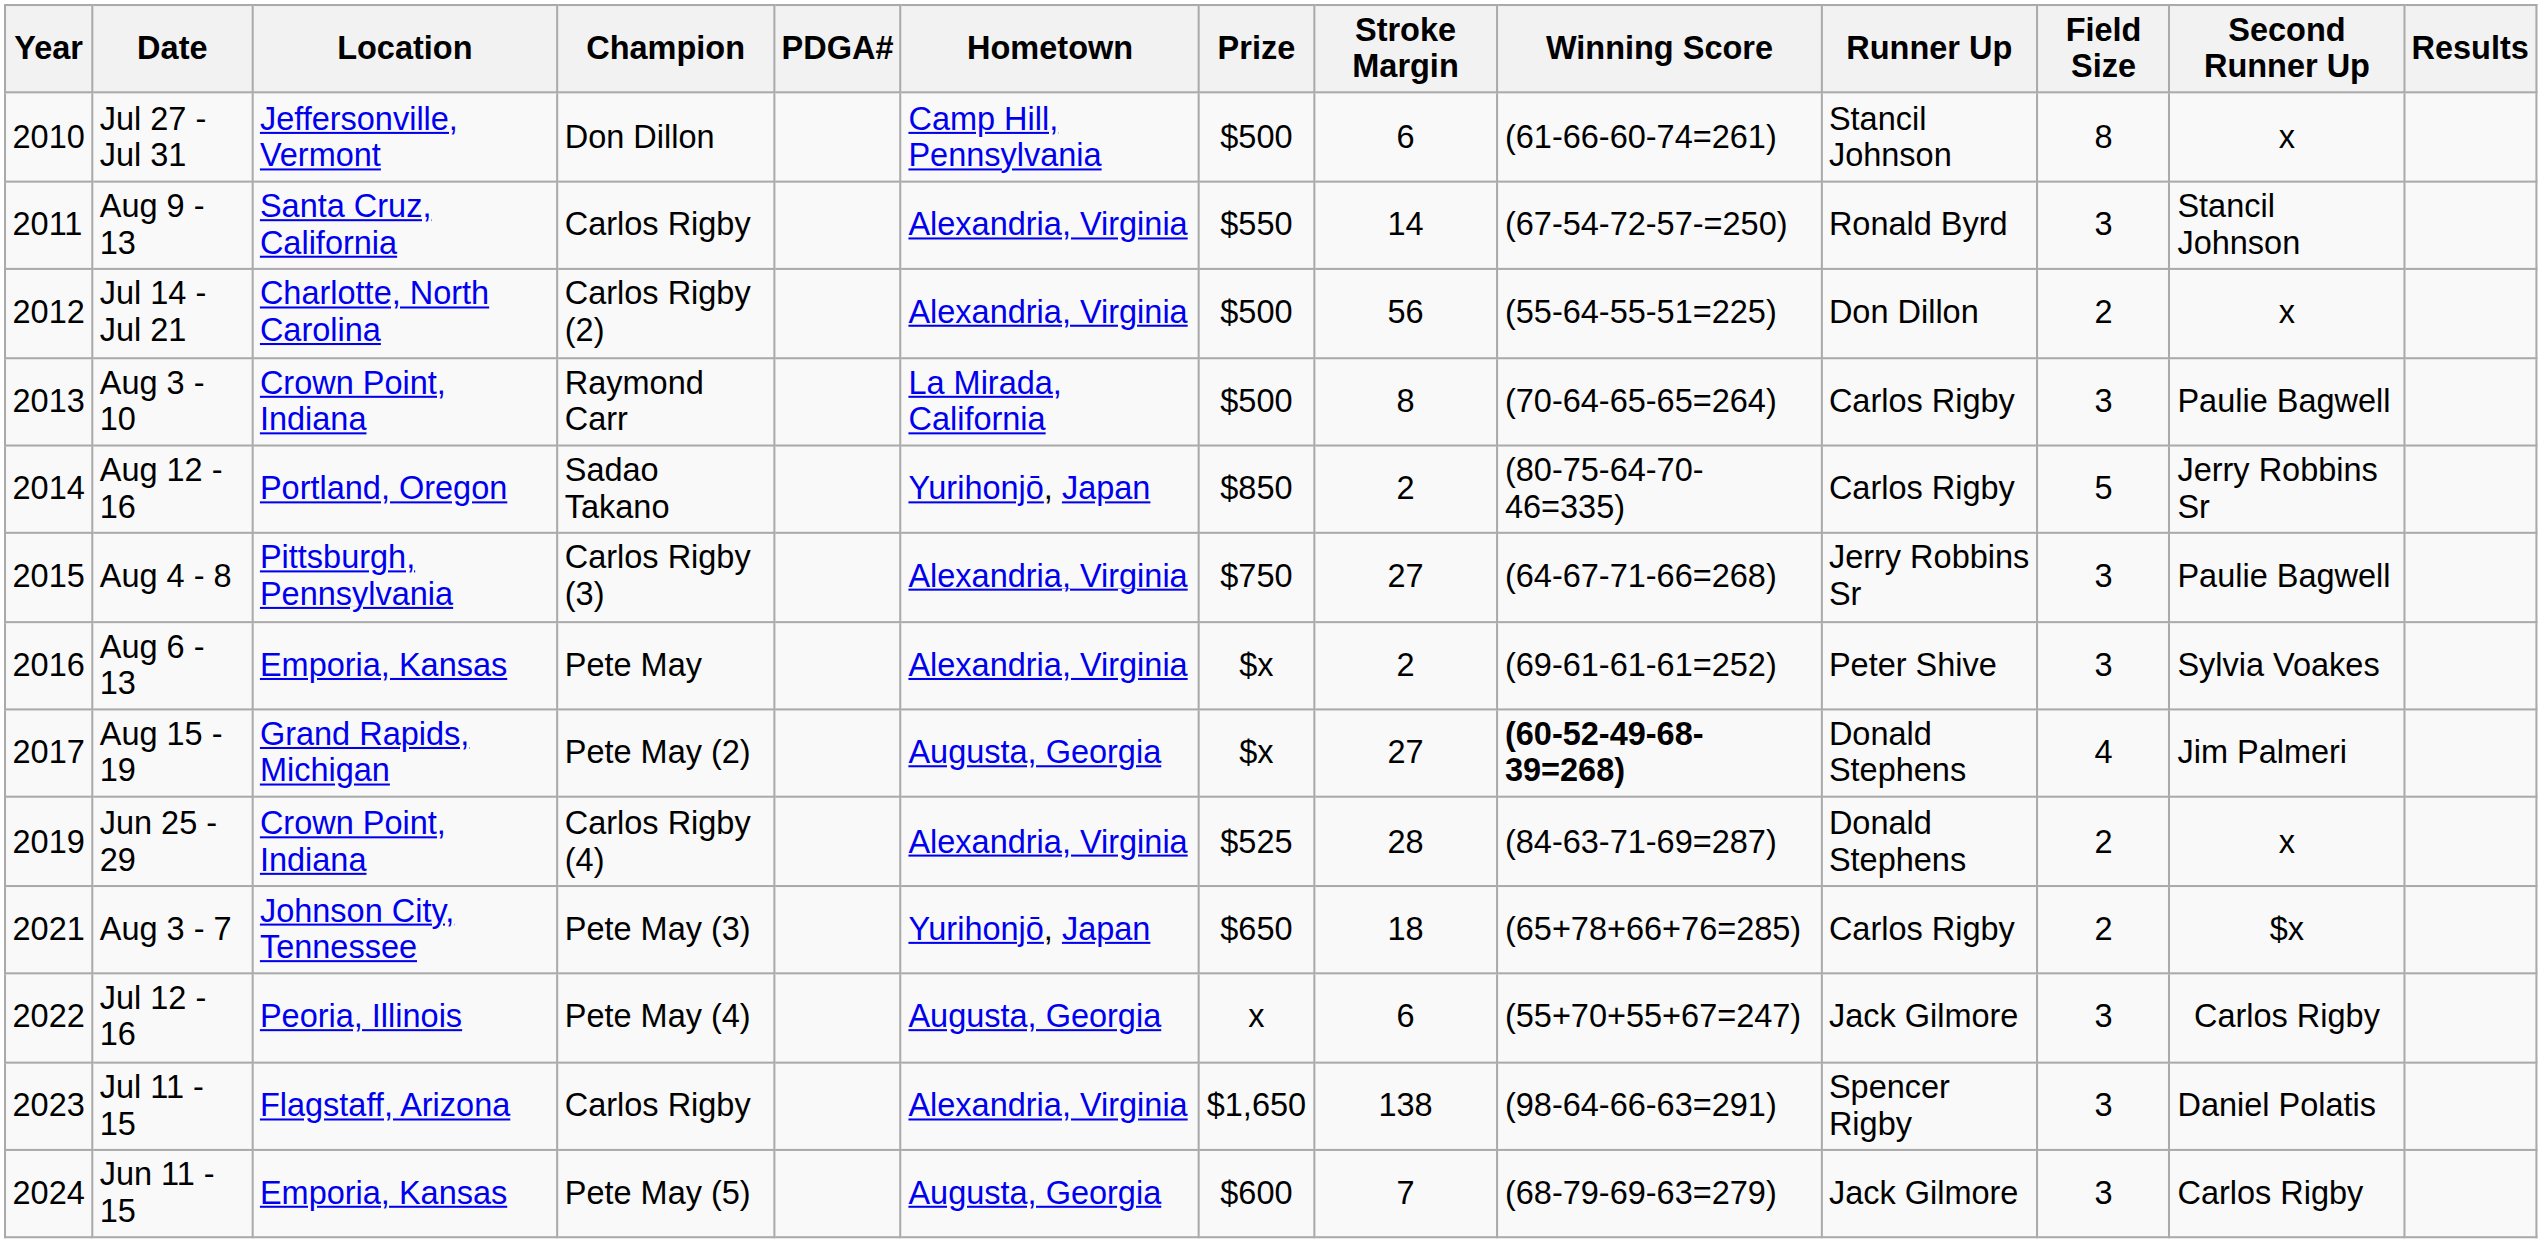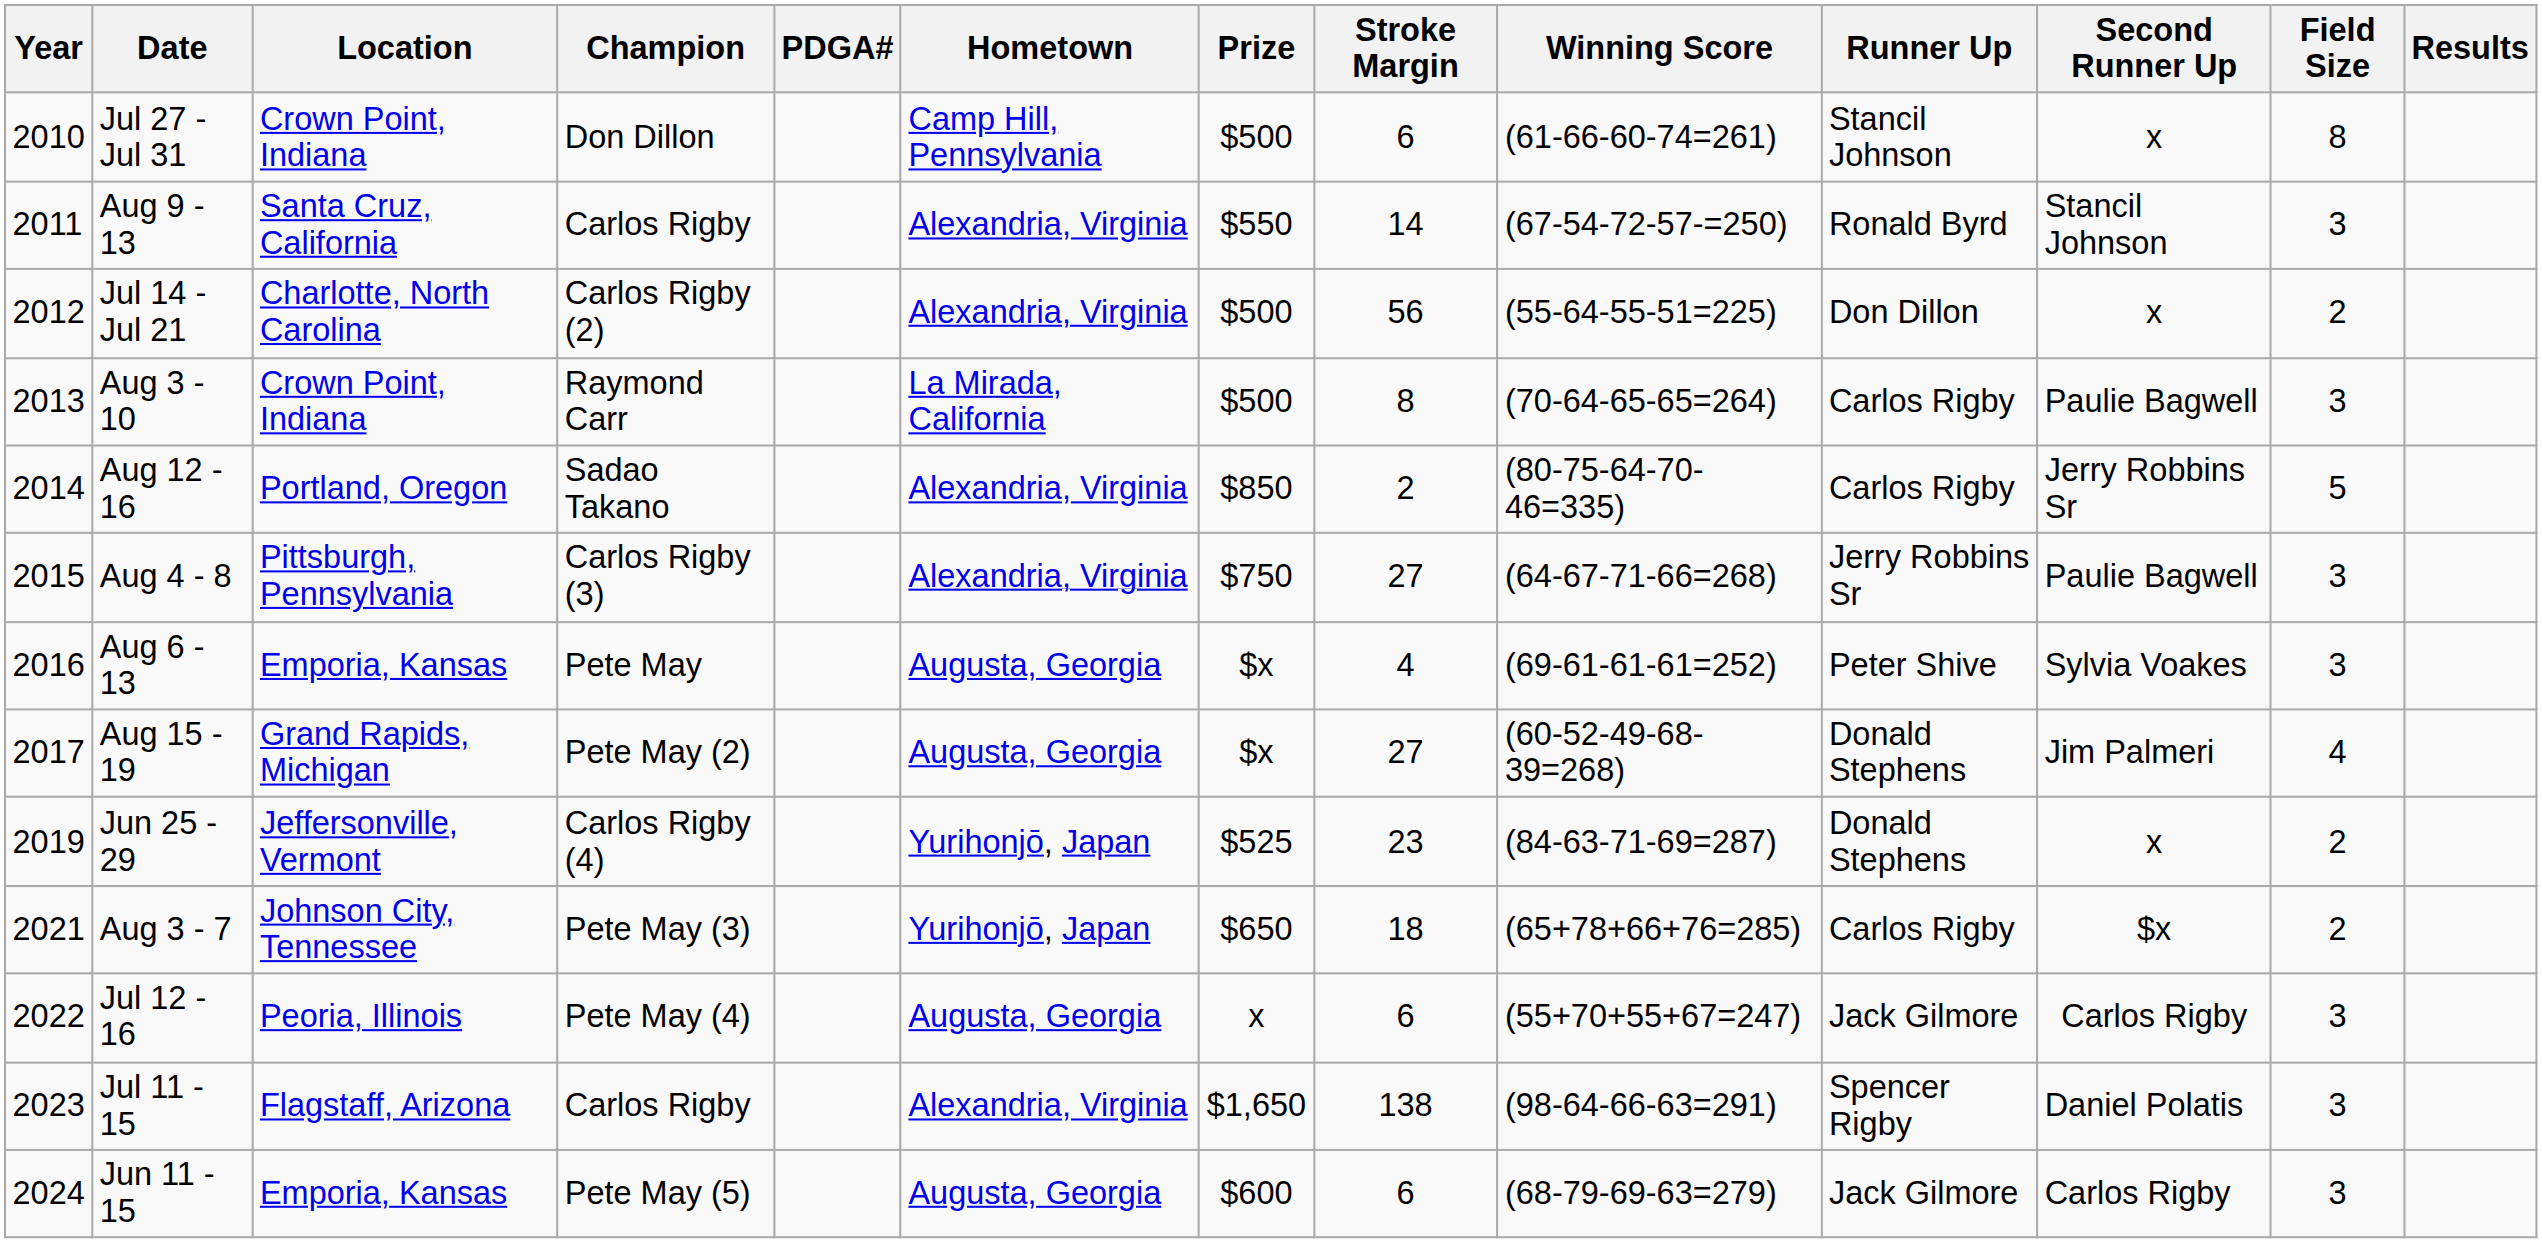columns swapped: (2287, 48) <-> (2104, 48)
(359, 136) Jeffersonville, Vermont -> (353, 136) Crown Point, Indiana
(1029, 488) Yurihonjō, Japan -> (1048, 488) Alexandria, Virginia
(1048, 664) Alexandria, Virginia -> (1035, 664) Augusta, Georgia
(1406, 664) 2 -> (1406, 664) 4
(1604, 752) bold -> (1604, 752) normal
(353, 840) Crown Point, Indiana -> (359, 840) Jeffersonville, Vermont
(1048, 840) Alexandria, Virginia -> (1029, 840) Yurihonjō, Japan
(1406, 840) 28 -> (1406, 840) 23
(1406, 1193) 7 -> (1406, 1193) 6
